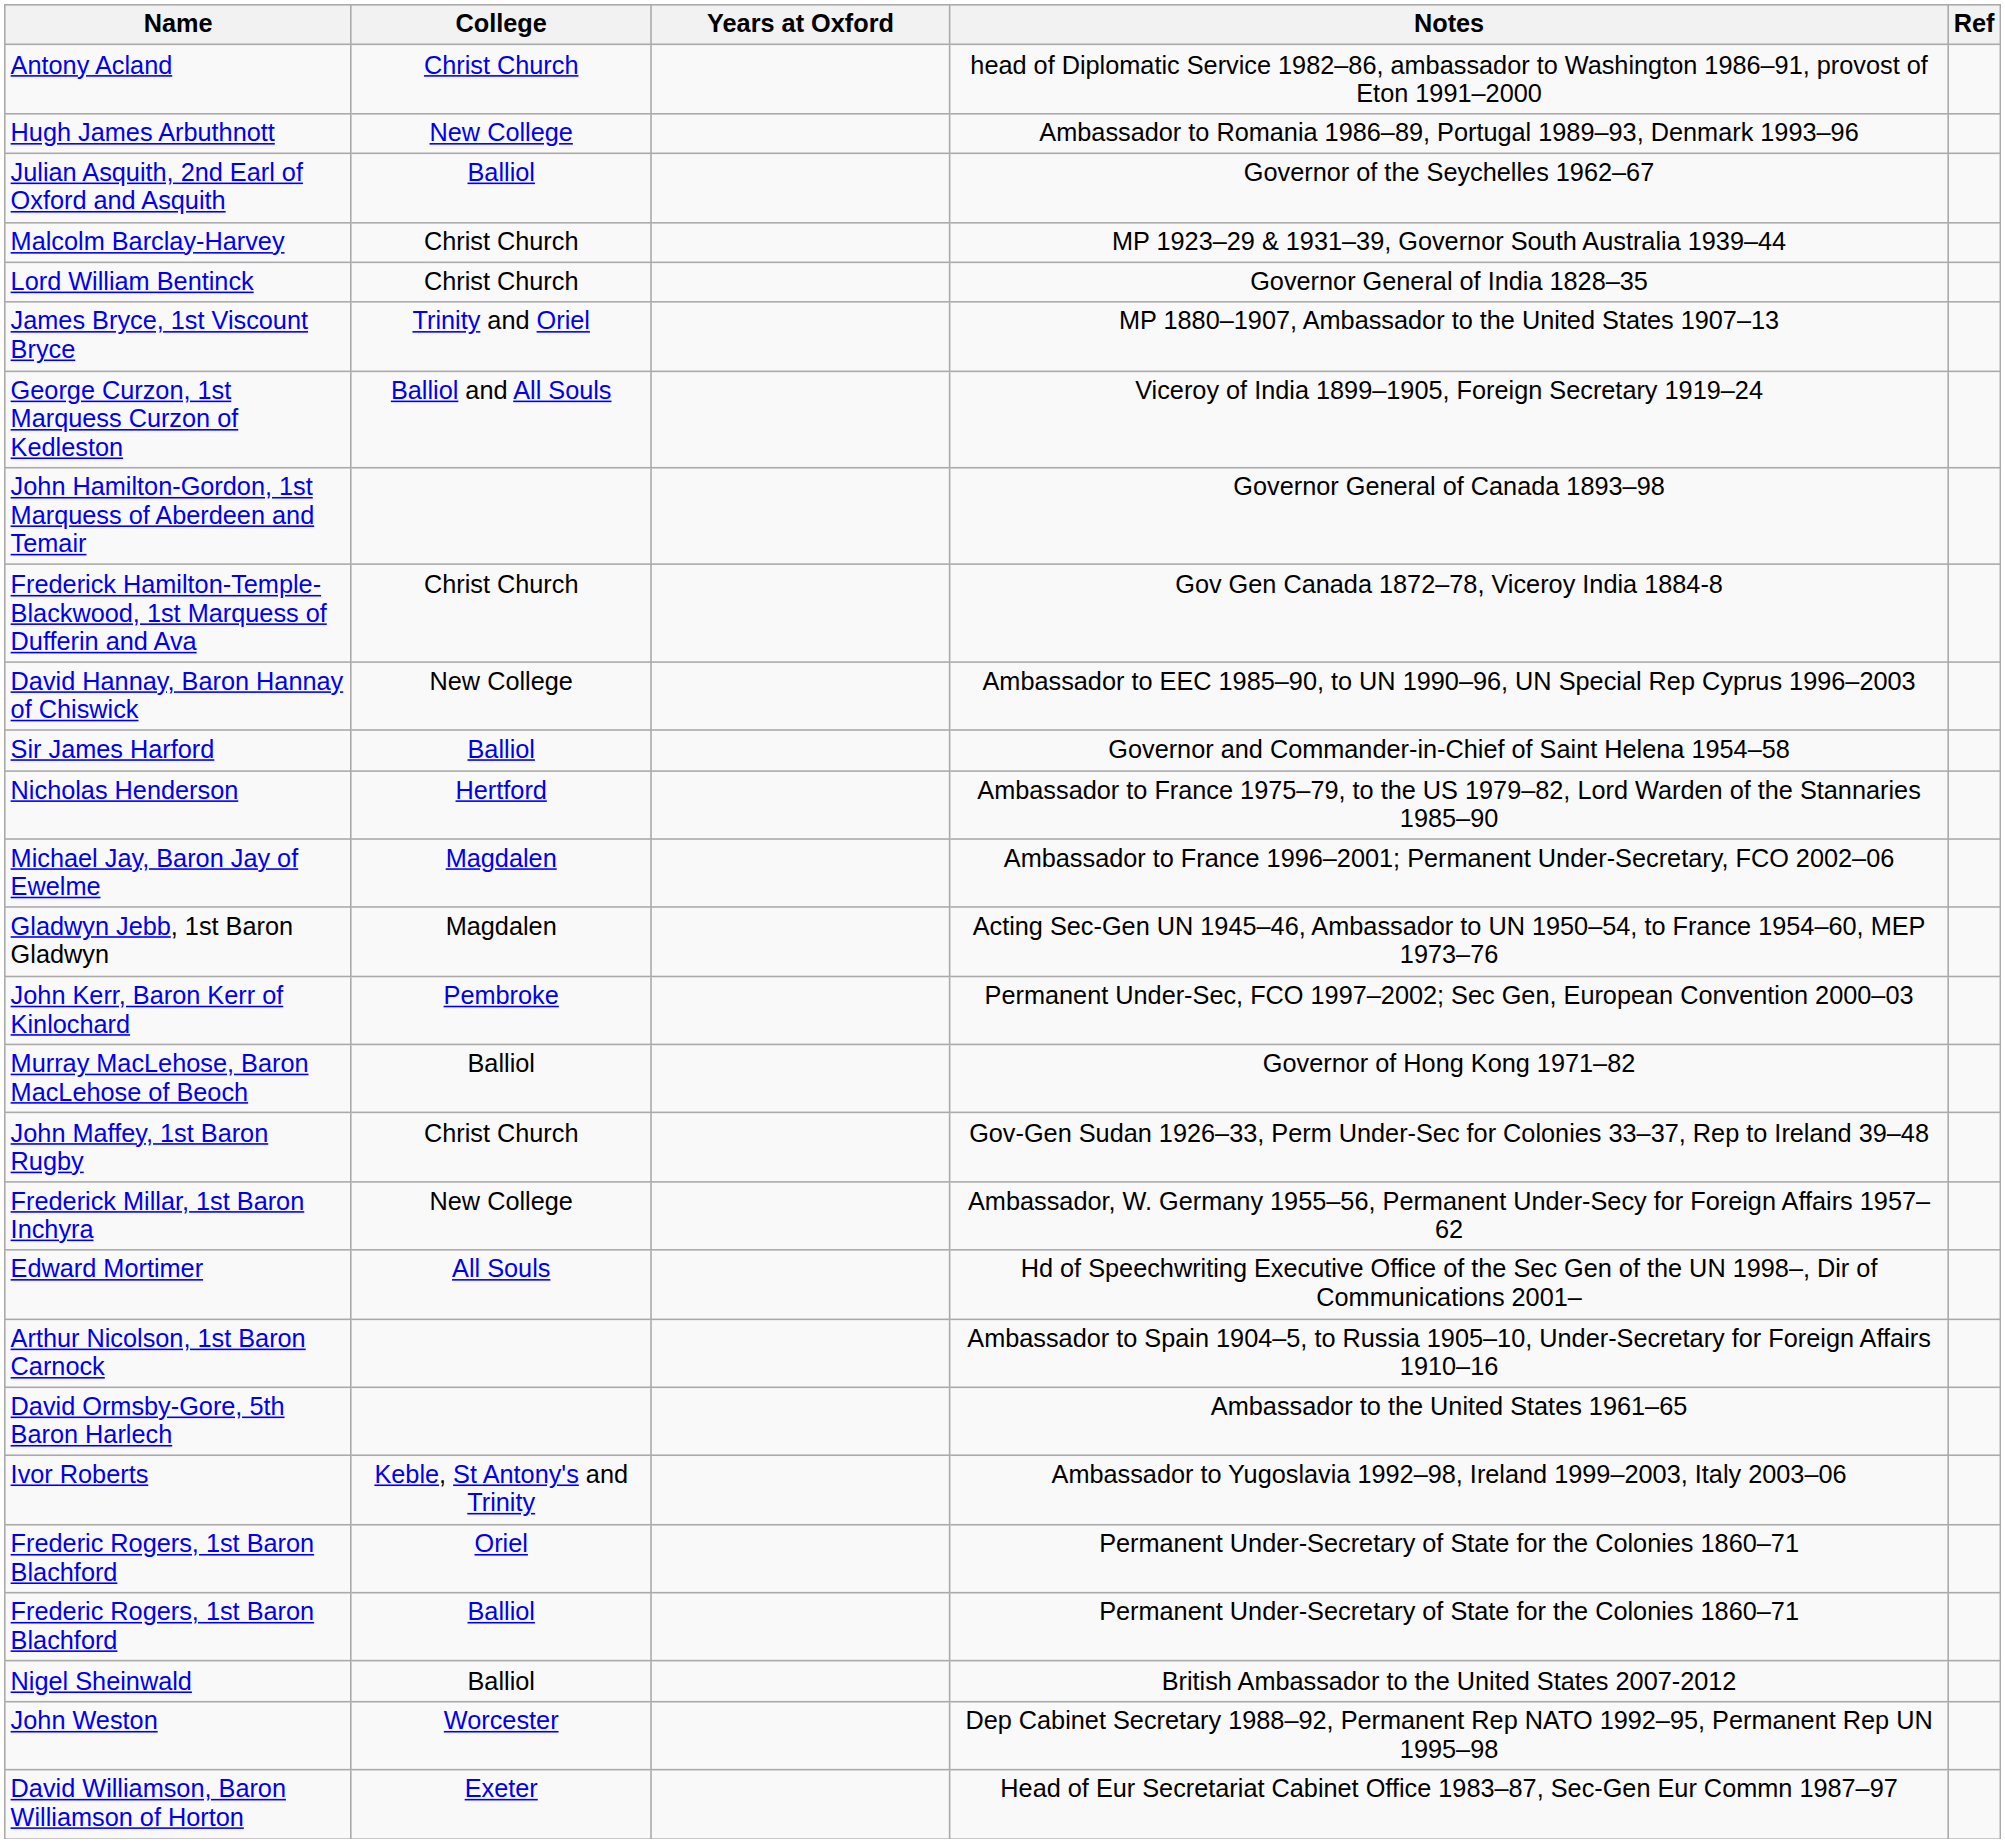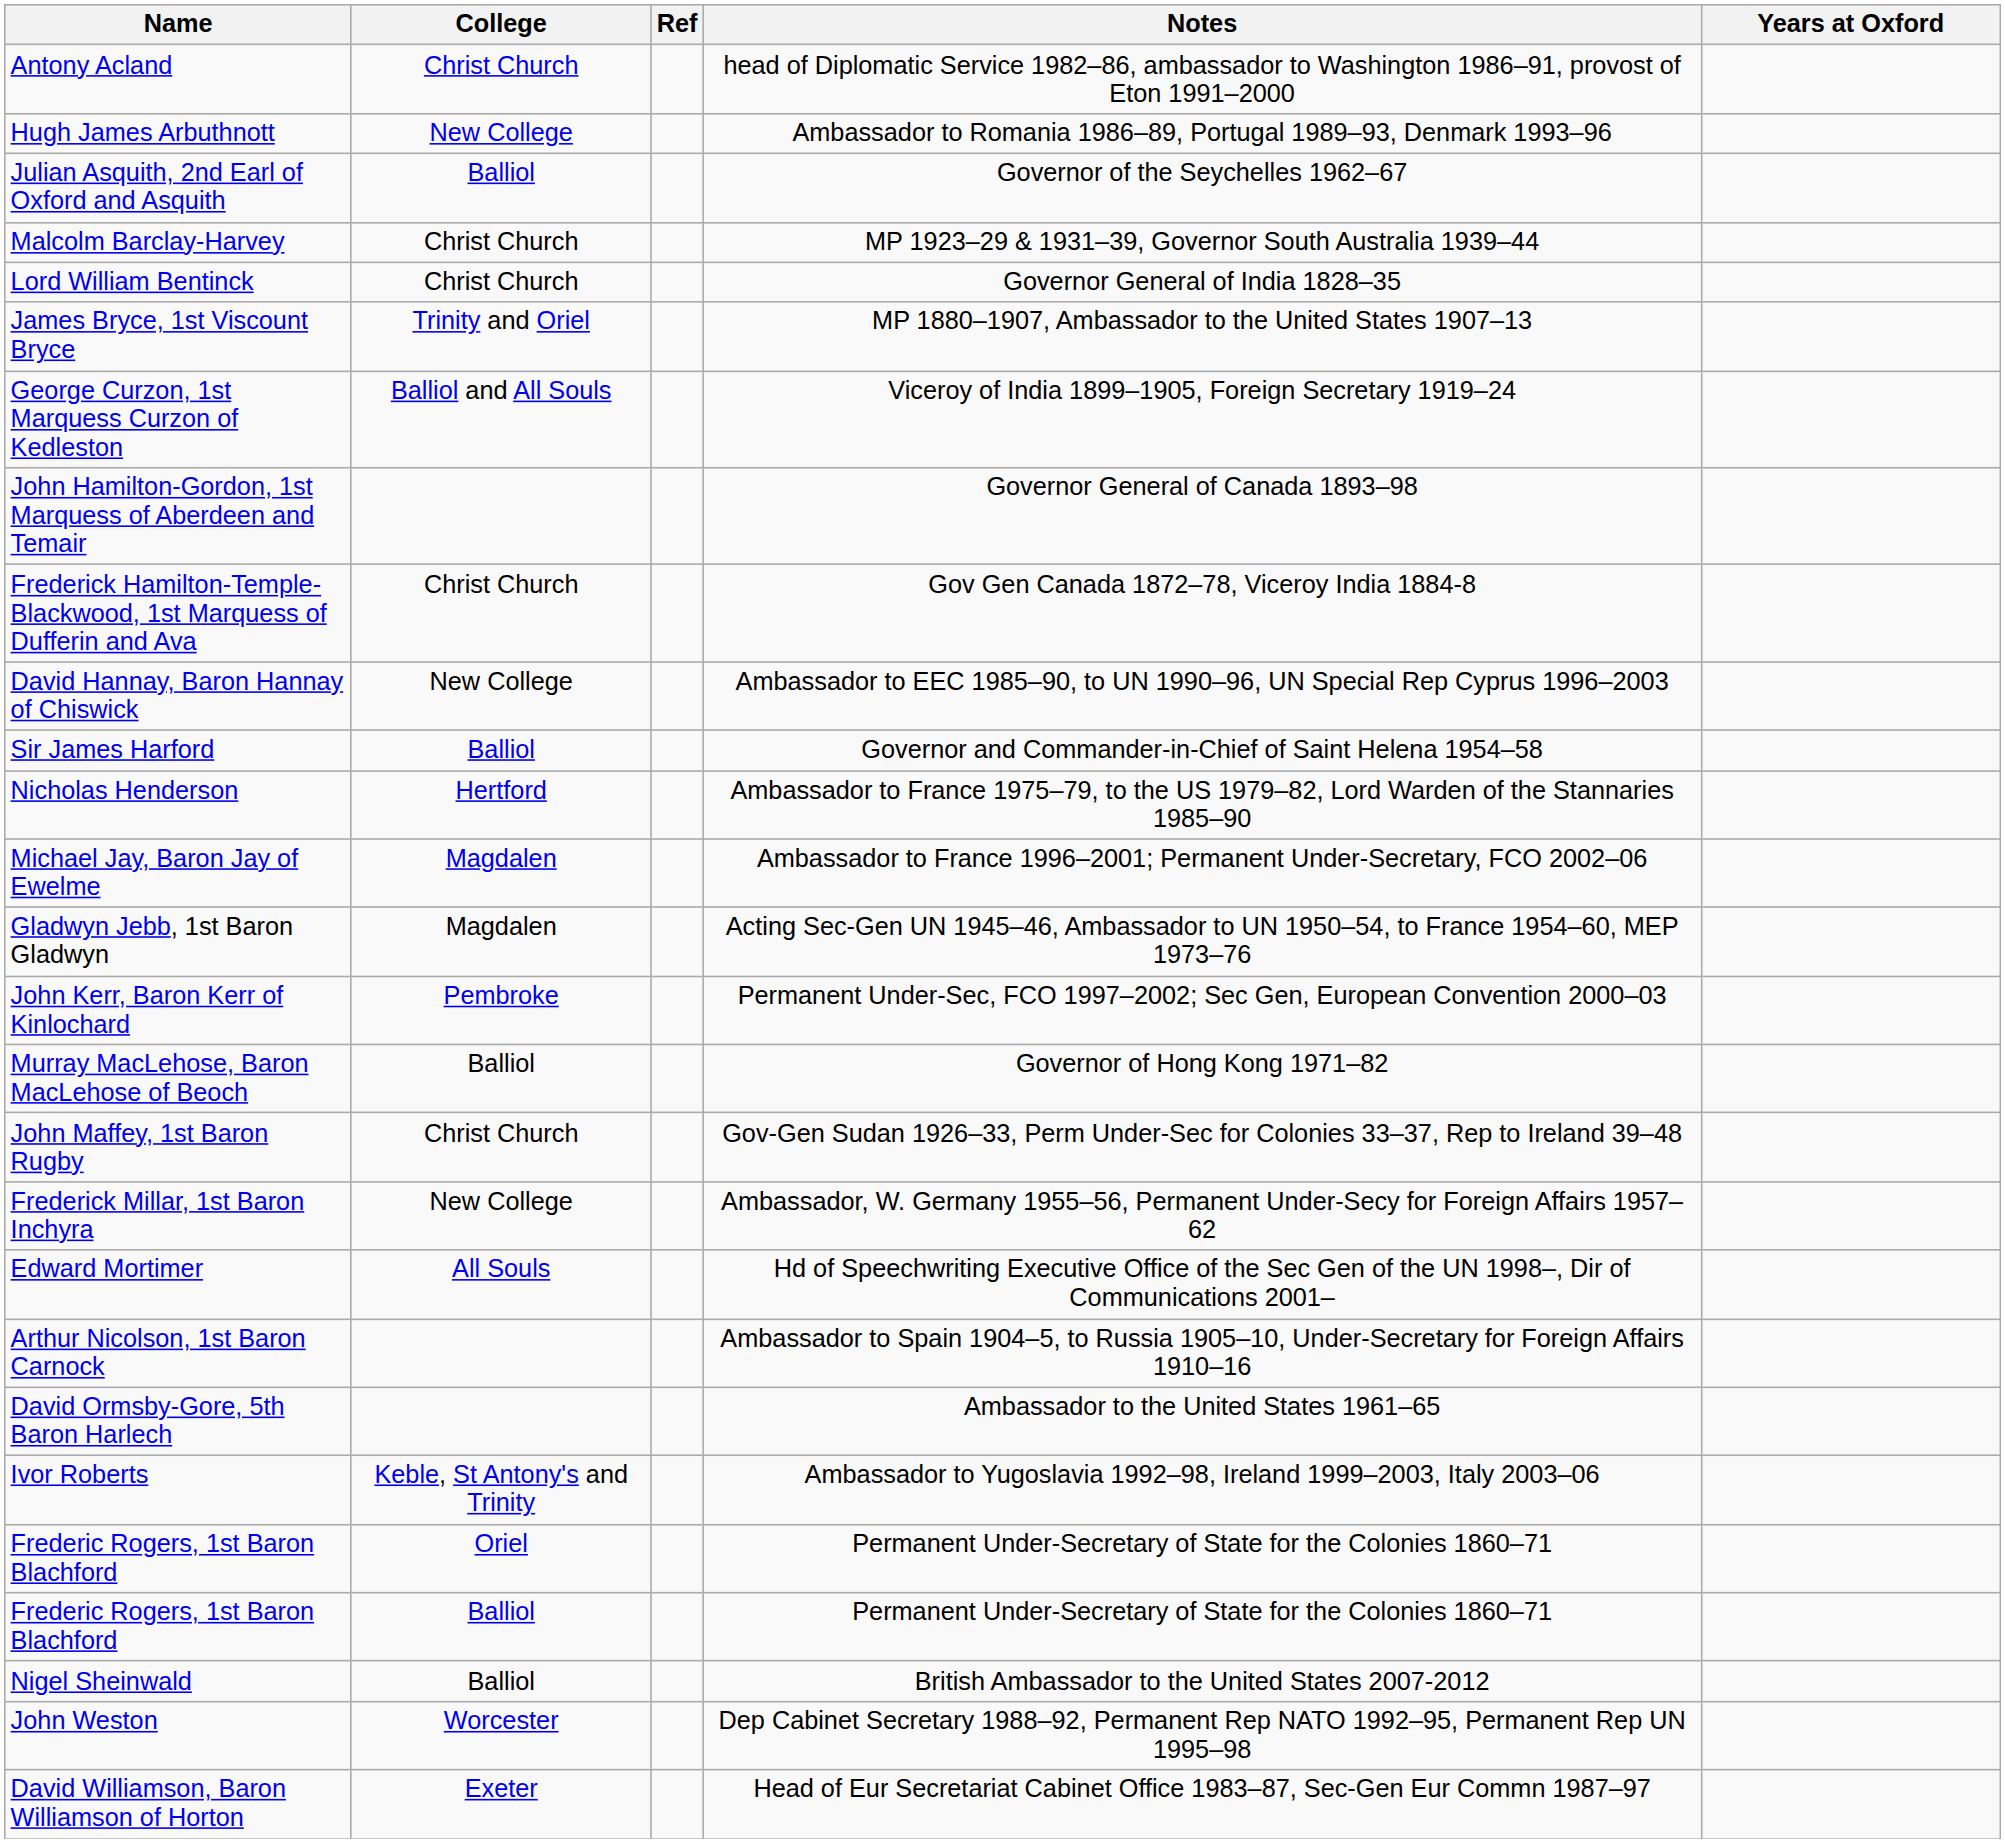columns swapped: (801, 24) <-> (1974, 24)
